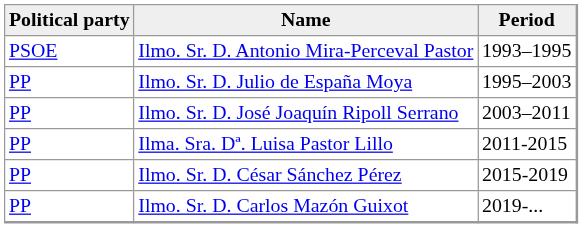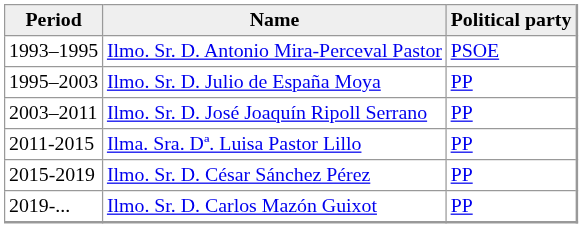columns swapped: (527, 20) <-> (69, 20)
